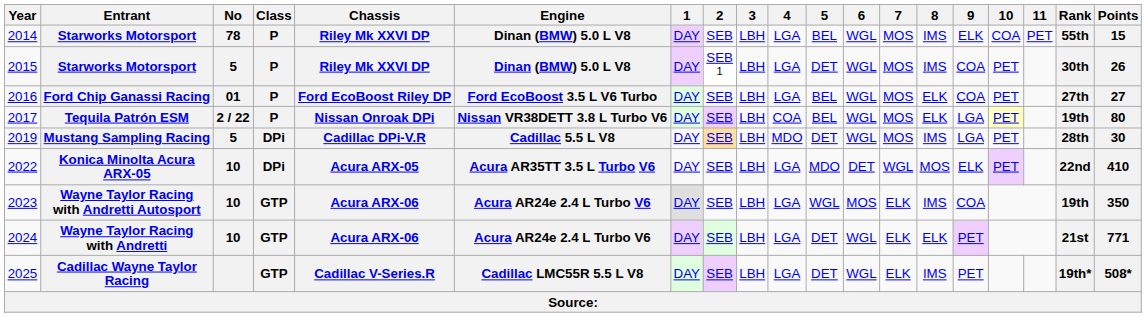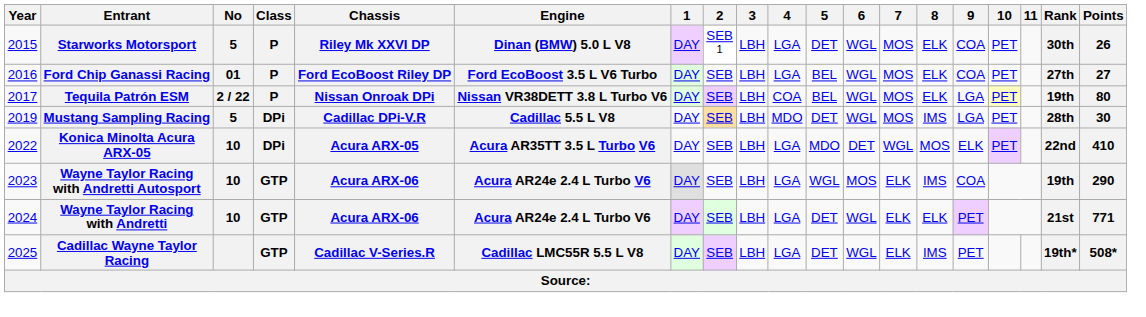- row: (22, 36)
(935, 66) IMS -> (935, 45) ELK
(1118, 202) 350 -> (1103, 181) 290
